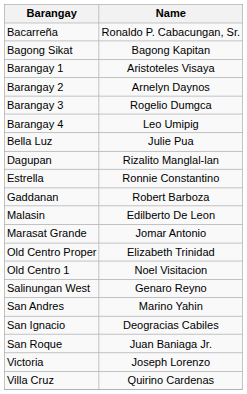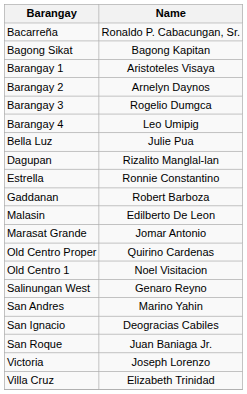(171, 252) Elizabeth Trinidad -> (171, 252) Quirino Cardenas
(171, 380) Quirino Cardenas -> (171, 380) Elizabeth Trinidad
